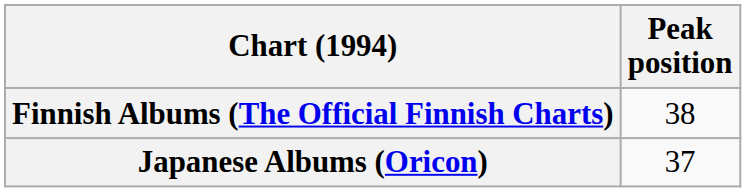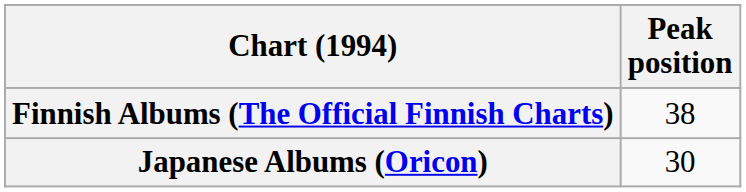(680, 161) 37 -> (680, 161) 30
